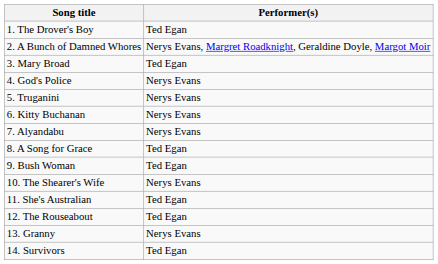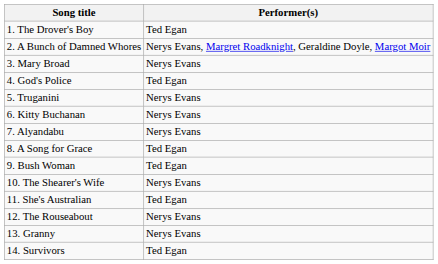(166, 64) Ted Egan -> (173, 64) Nerys Evans
(173, 81) Nerys Evans -> (166, 81) Ted Egan
(166, 217) Ted Egan -> (173, 217) Nerys Evans
